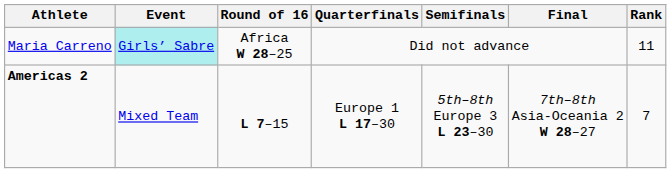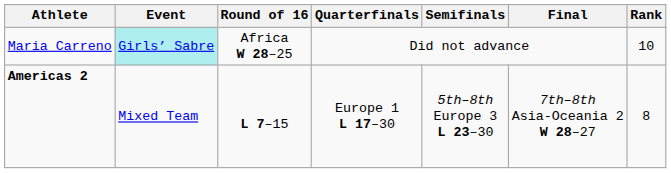(646, 46) 11 -> (646, 46) 10
(646, 116) 7 -> (646, 116) 8
